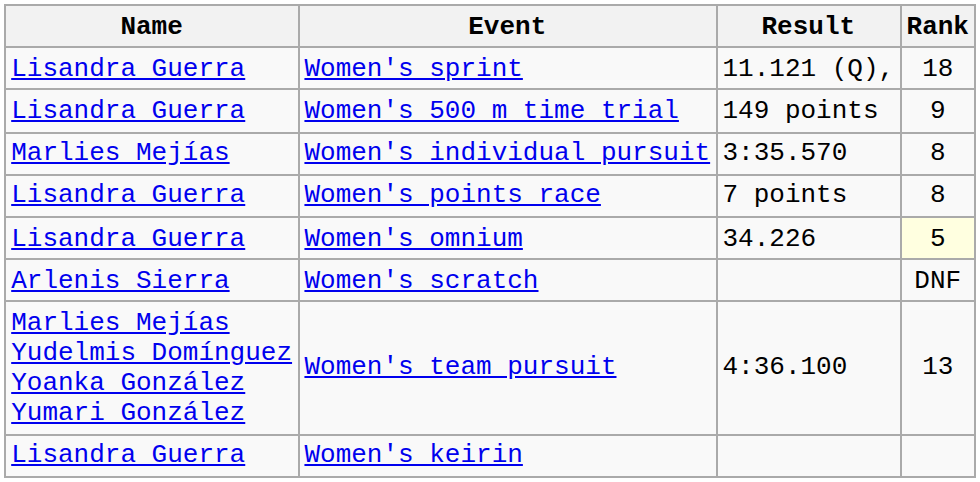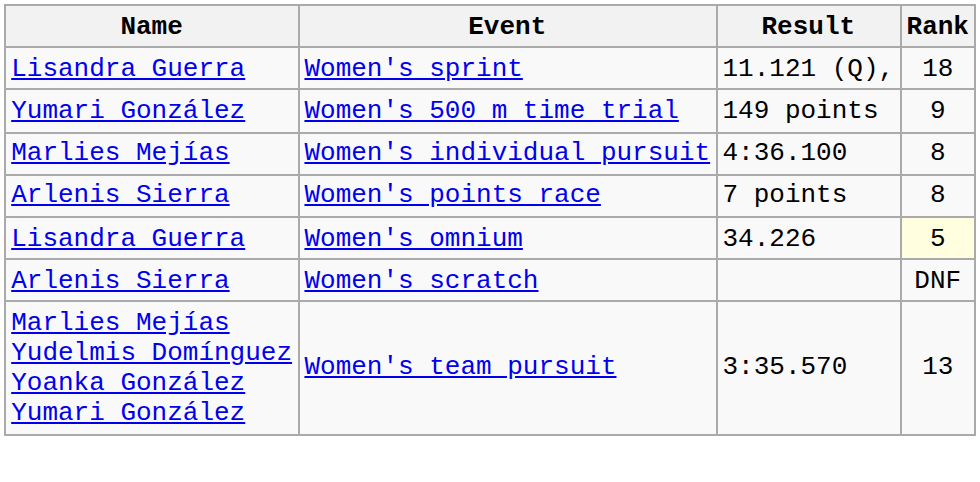(128, 111) Lisandra Guerra -> (128, 111) Yumari González
(785, 153) 3:35.570 -> (785, 153) 4:36.100
(128, 196) Lisandra Guerra -> (120, 196) Arlenis Sierra
(785, 368) 4:36.100 -> (785, 368) 3:35.570
- row: (414, 455)
